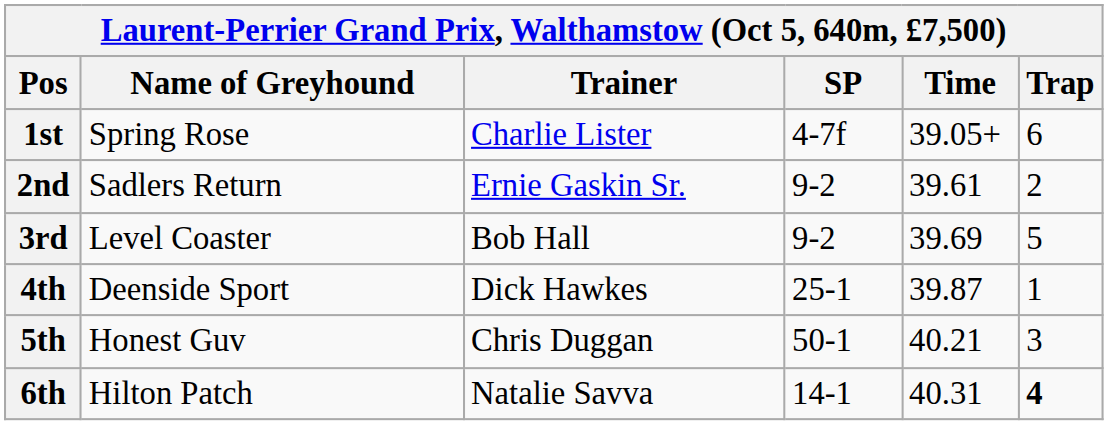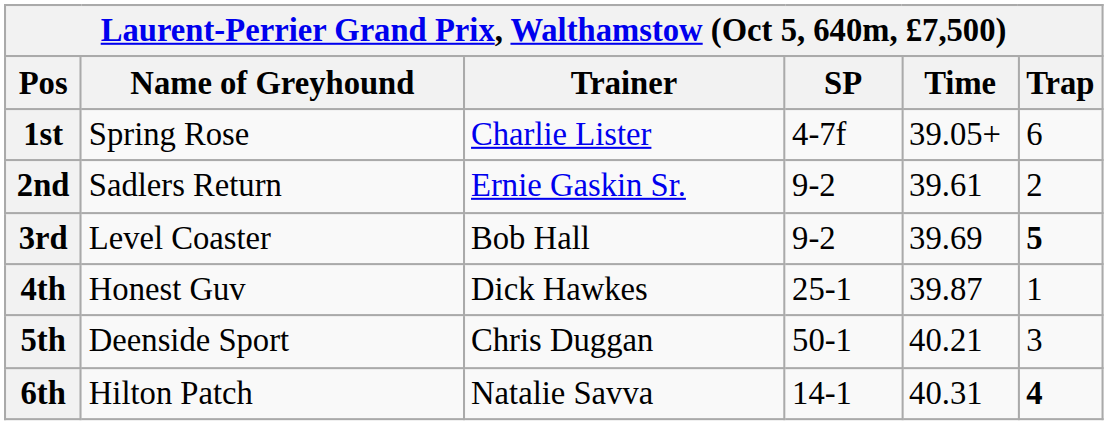(1034, 237) normal -> (1034, 237) bold
(189, 289) Deenside Sport -> (167, 289) Honest Guv
(167, 340) Honest Guv -> (189, 340) Deenside Sport
